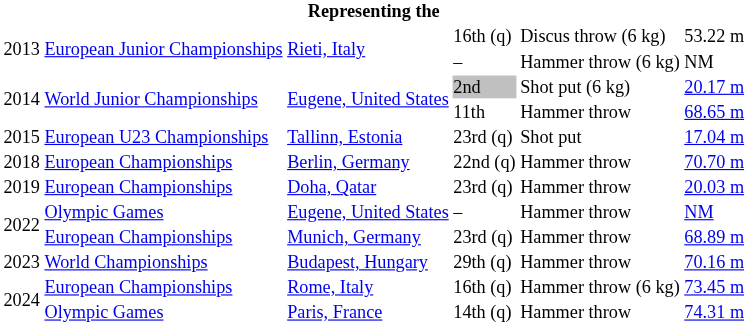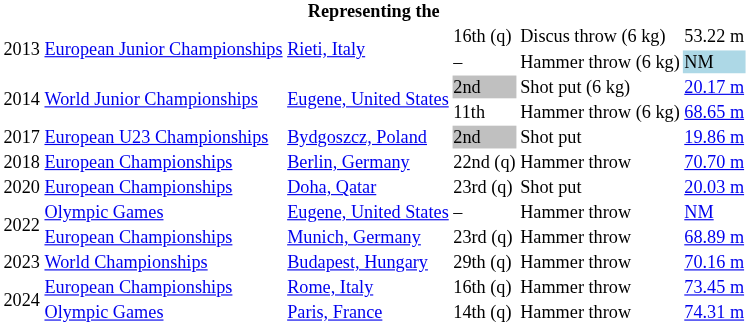(699, 61) no background -> (699, 61) lightblue background
(576, 111) Hammer throw -> (600, 111) Hammer throw (6 kg)
- row: (345, 137)
+ row: (357, 137)
(22, 187) 2019 -> (22, 187) 2020
(576, 187) Hammer throw -> (551, 187) Shot put
(600, 287) Hammer throw (6 kg) -> (576, 287) Hammer throw
